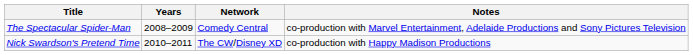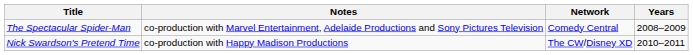columns swapped: (169, 12) <-> (486, 12)
